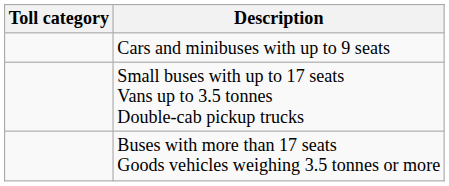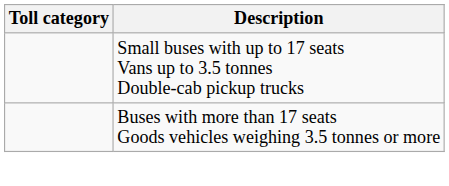- row: (254, 47)
